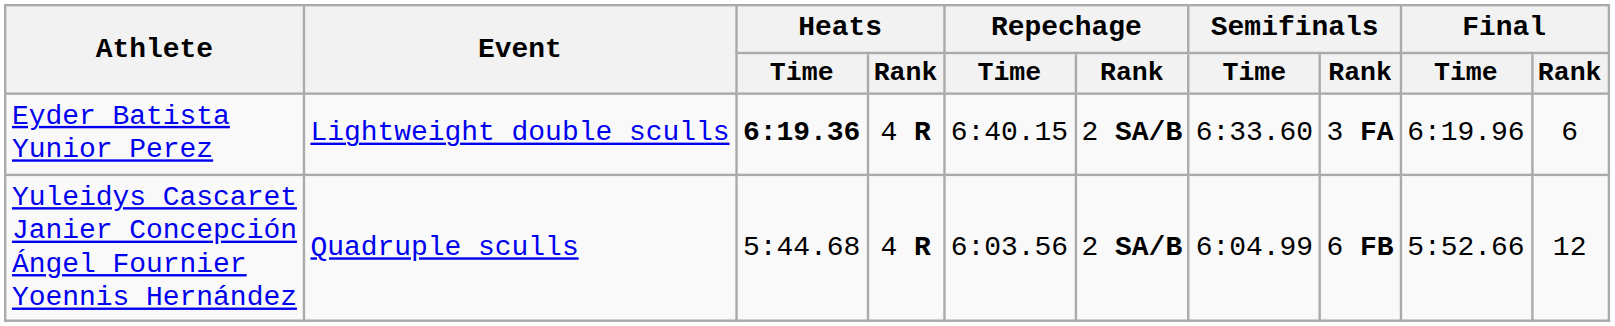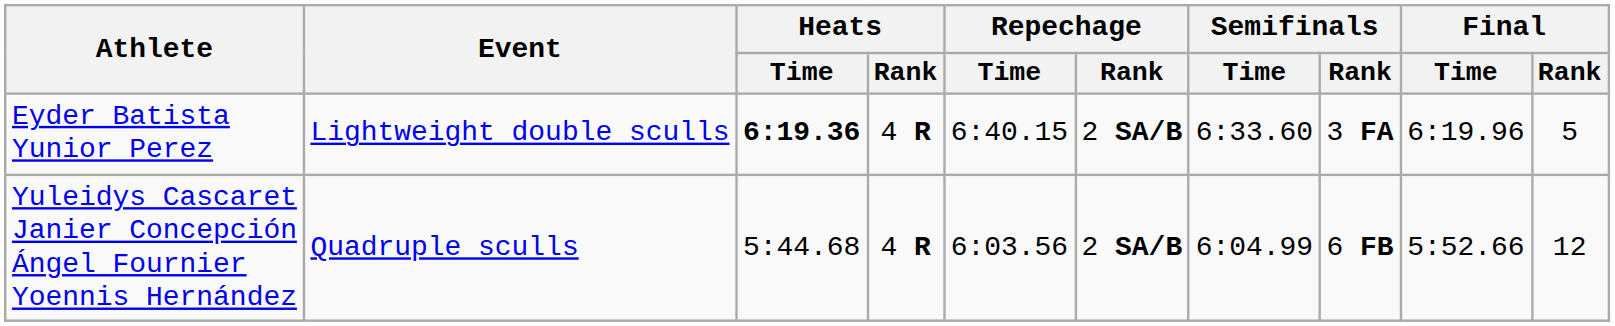(1570, 134) 6 -> (1570, 134) 5
